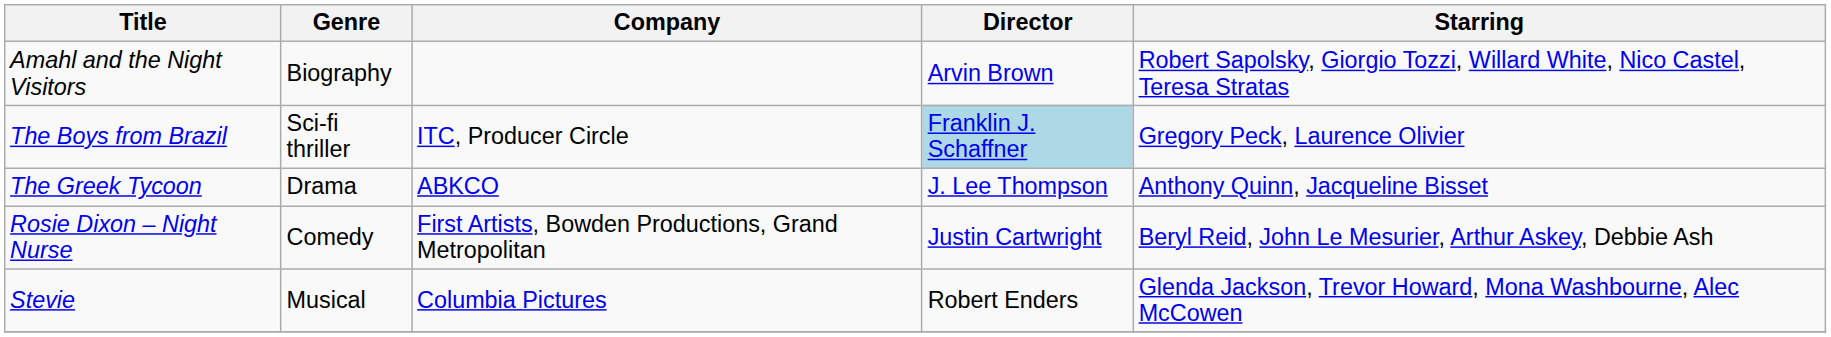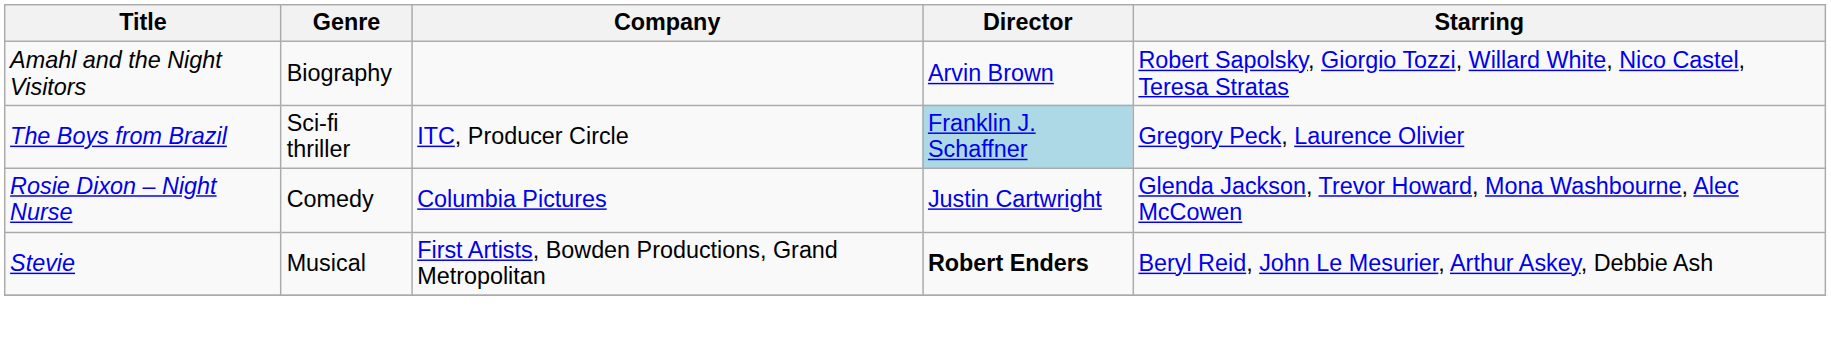- row: (106, 186)
(627, 236) First Artists, Bowden Productions, Grand Metropolitan -> (512, 199) Columbia Pictures
(1426, 236) Beryl Reid, John Le Mesurier, Arthur Askey, Debbie Ash -> (1439, 199) Glenda Jackson, Trevor Howard, Mona Washbourne, Alec McCowen
(512, 300) Columbia Pictures -> (628, 263) First Artists, Bowden Productions, Grand Metropolitan
(1003, 300) normal -> (1008, 263) bold
(1439, 300) Glenda Jackson, Trevor Howard, Mona Washbourne, Alec McCowen -> (1426, 263) Beryl Reid, John Le Mesurier, Arthur Askey, Debbie Ash
